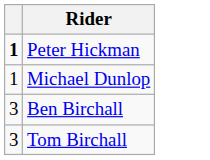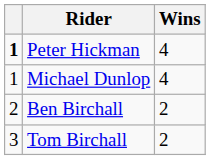+ column: (180, 19)
(14, 109) 3 -> (14, 109) 2
